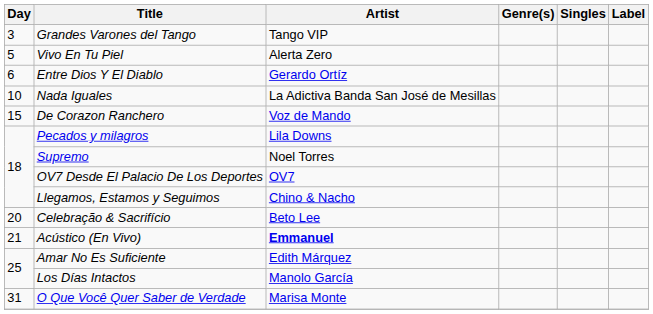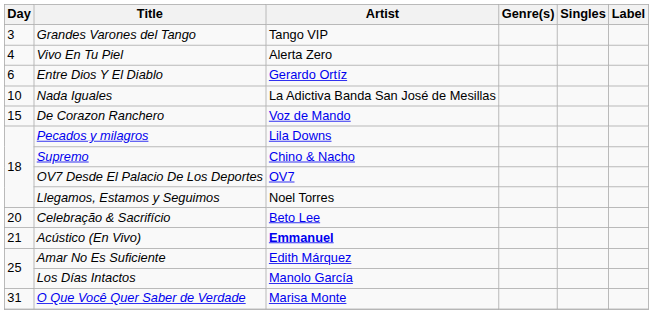(11, 55) 5 -> (11, 55) 4
(301, 156) Noel Torres -> (312, 156) Chino & Nacho
(312, 197) Chino & Nacho -> (301, 197) Noel Torres
